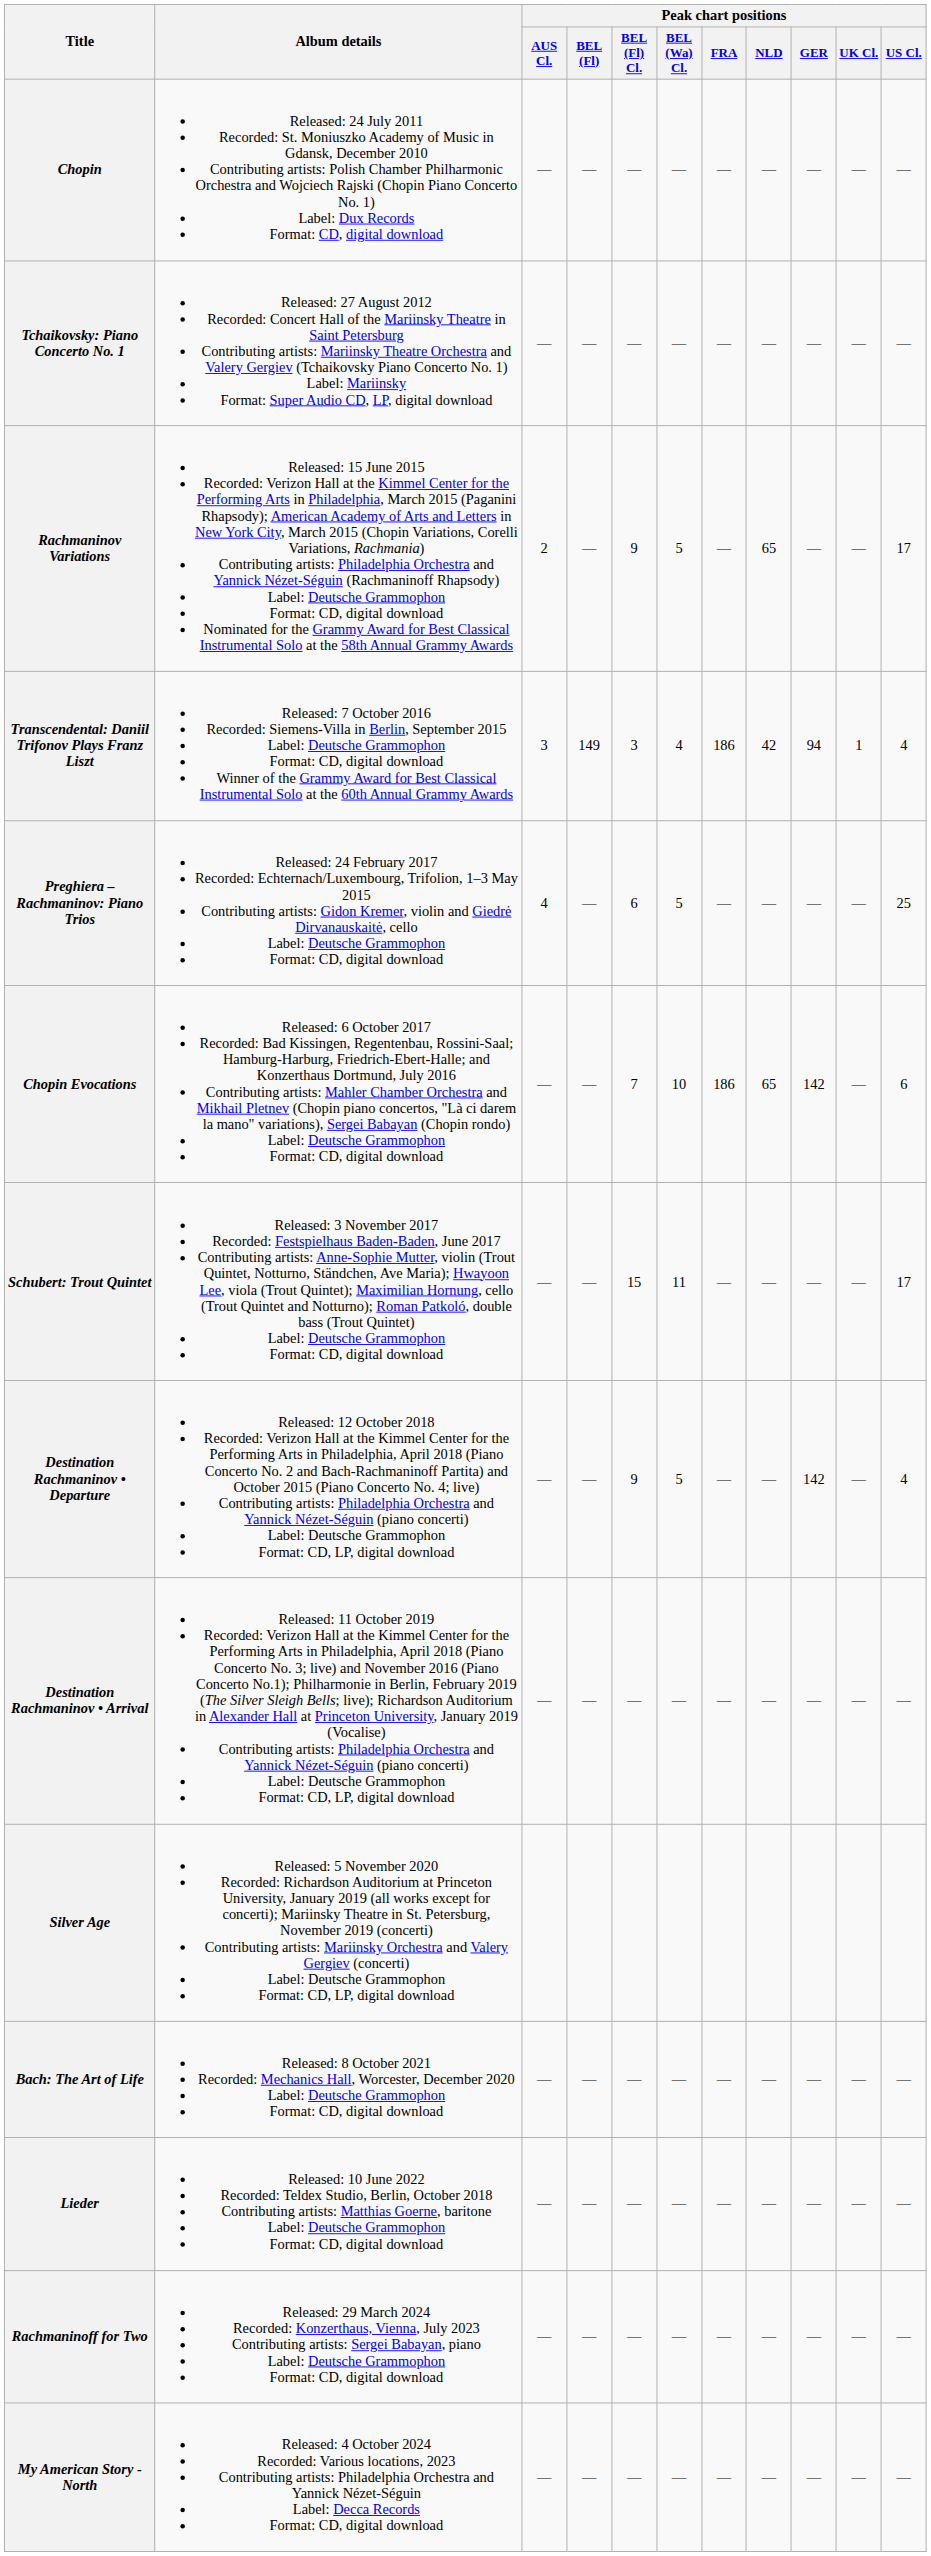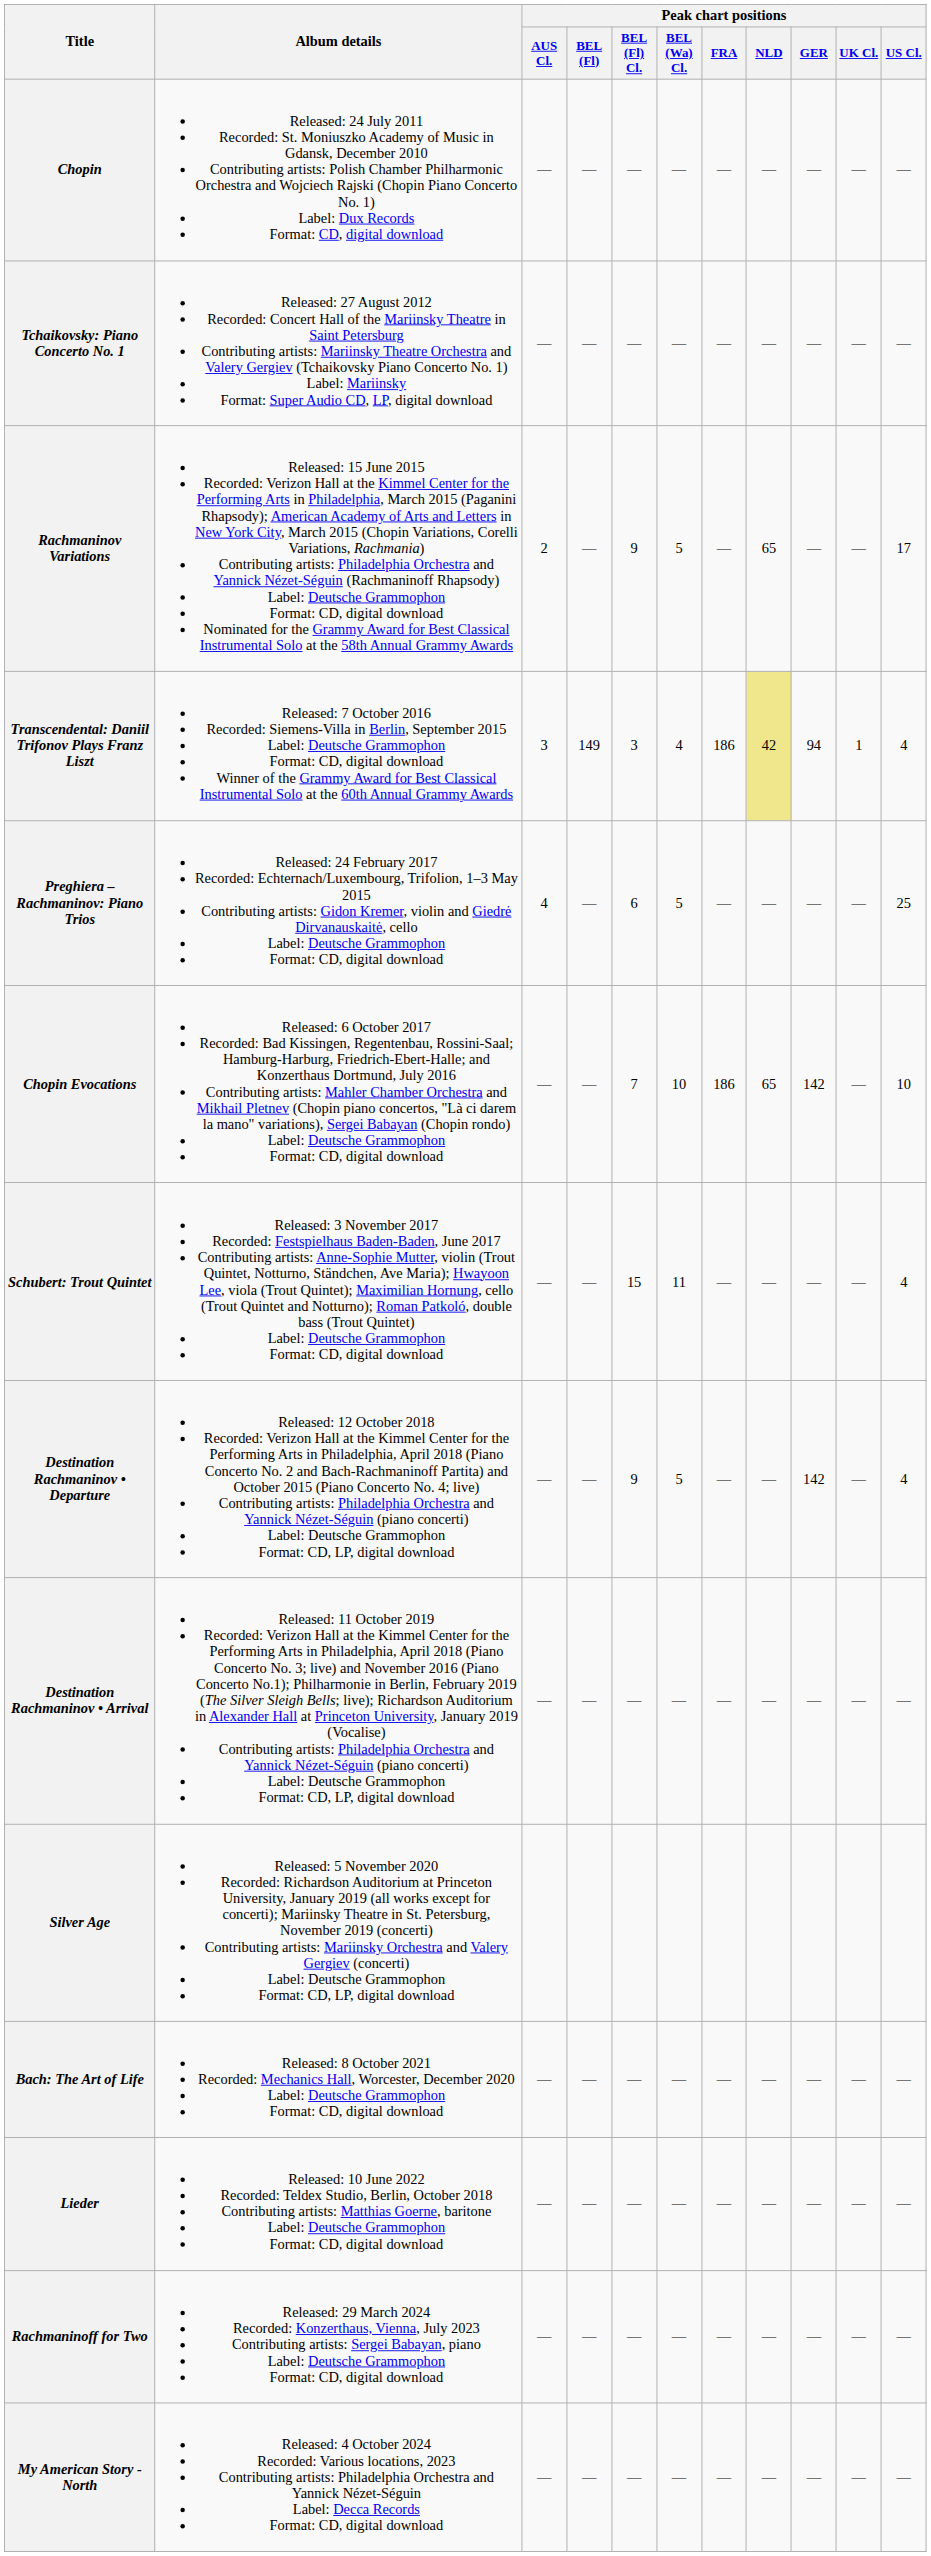(769, 746) no background -> (769, 746) khaki background
(904, 1084) 6 -> (904, 1084) 10
(904, 1281) 17 -> (904, 1281) 4
